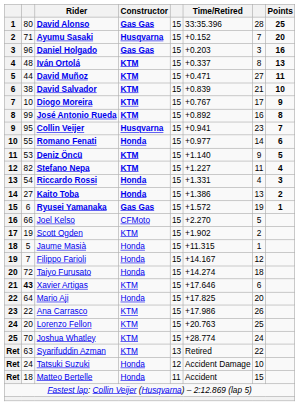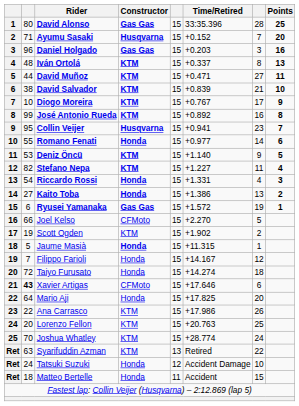(133, 246) normal -> (133, 246) bold
(129, 285) KTM -> (135, 285) CFMoto
